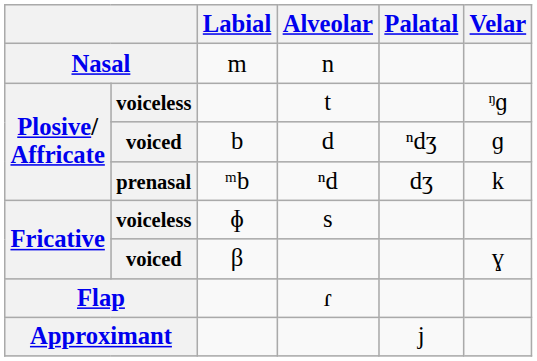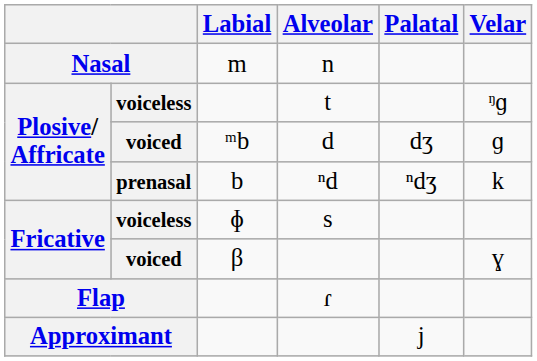(237, 141) b -> (237, 141) ᵐb
(421, 141) ⁿdʒ -> (421, 141) dʒ
(237, 180) ᵐb -> (237, 180) b
(421, 180) dʒ -> (421, 180) ⁿdʒ
